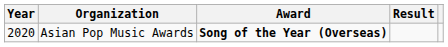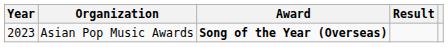(21, 33) 2020 -> (21, 33) 2023
